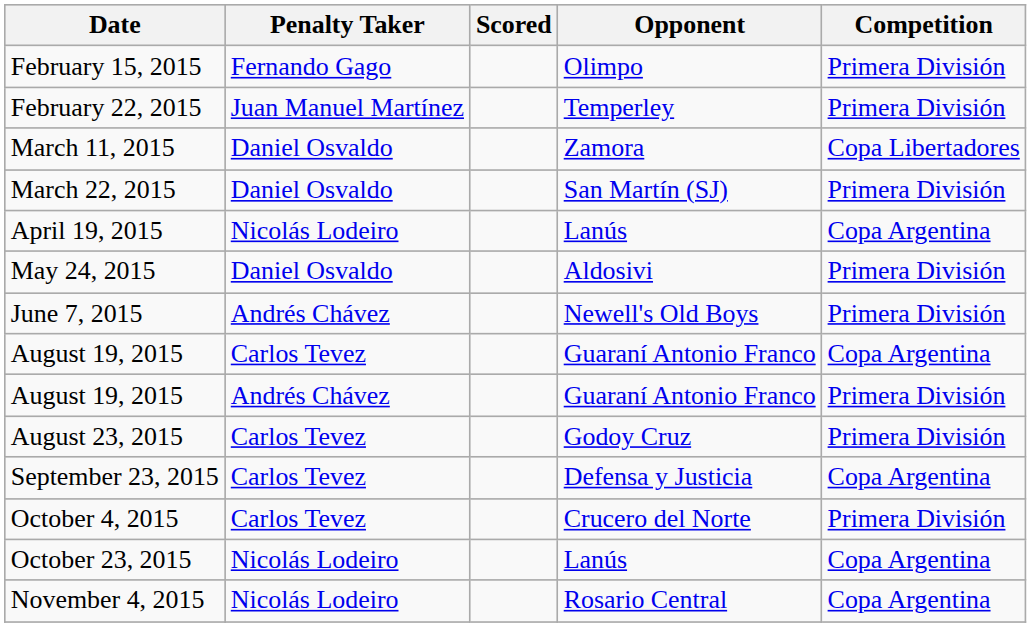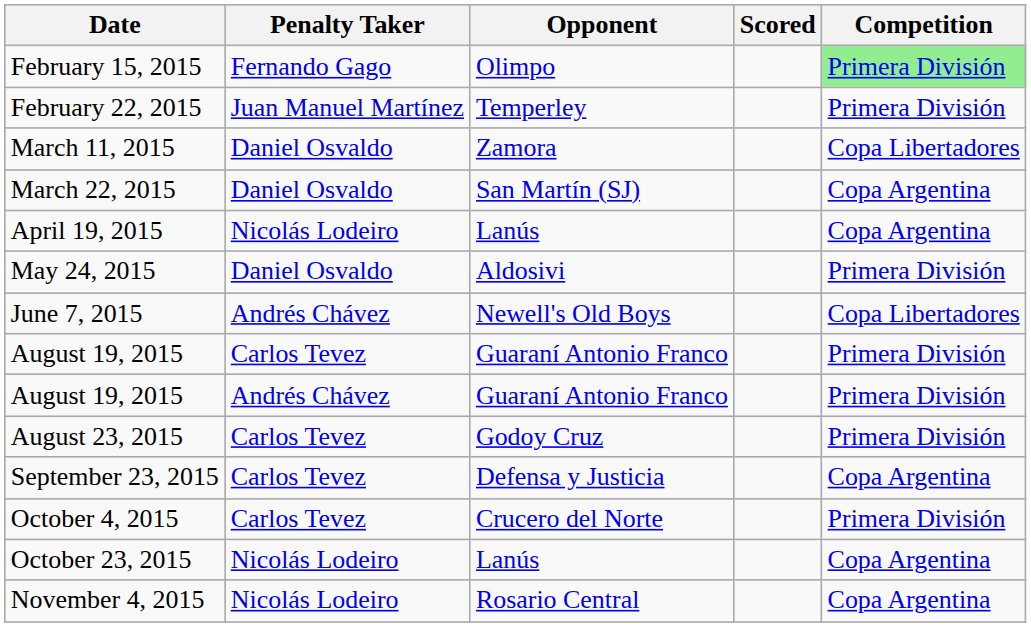columns swapped: (514, 25) <-> (690, 25)
(917, 66) no background -> (917, 66) lightgreen background
(917, 189) Primera División -> (909, 189) Copa Argentina
(917, 312) Primera División -> (924, 312) Copa Libertadores
(909, 353) Copa Argentina -> (917, 353) Primera División
